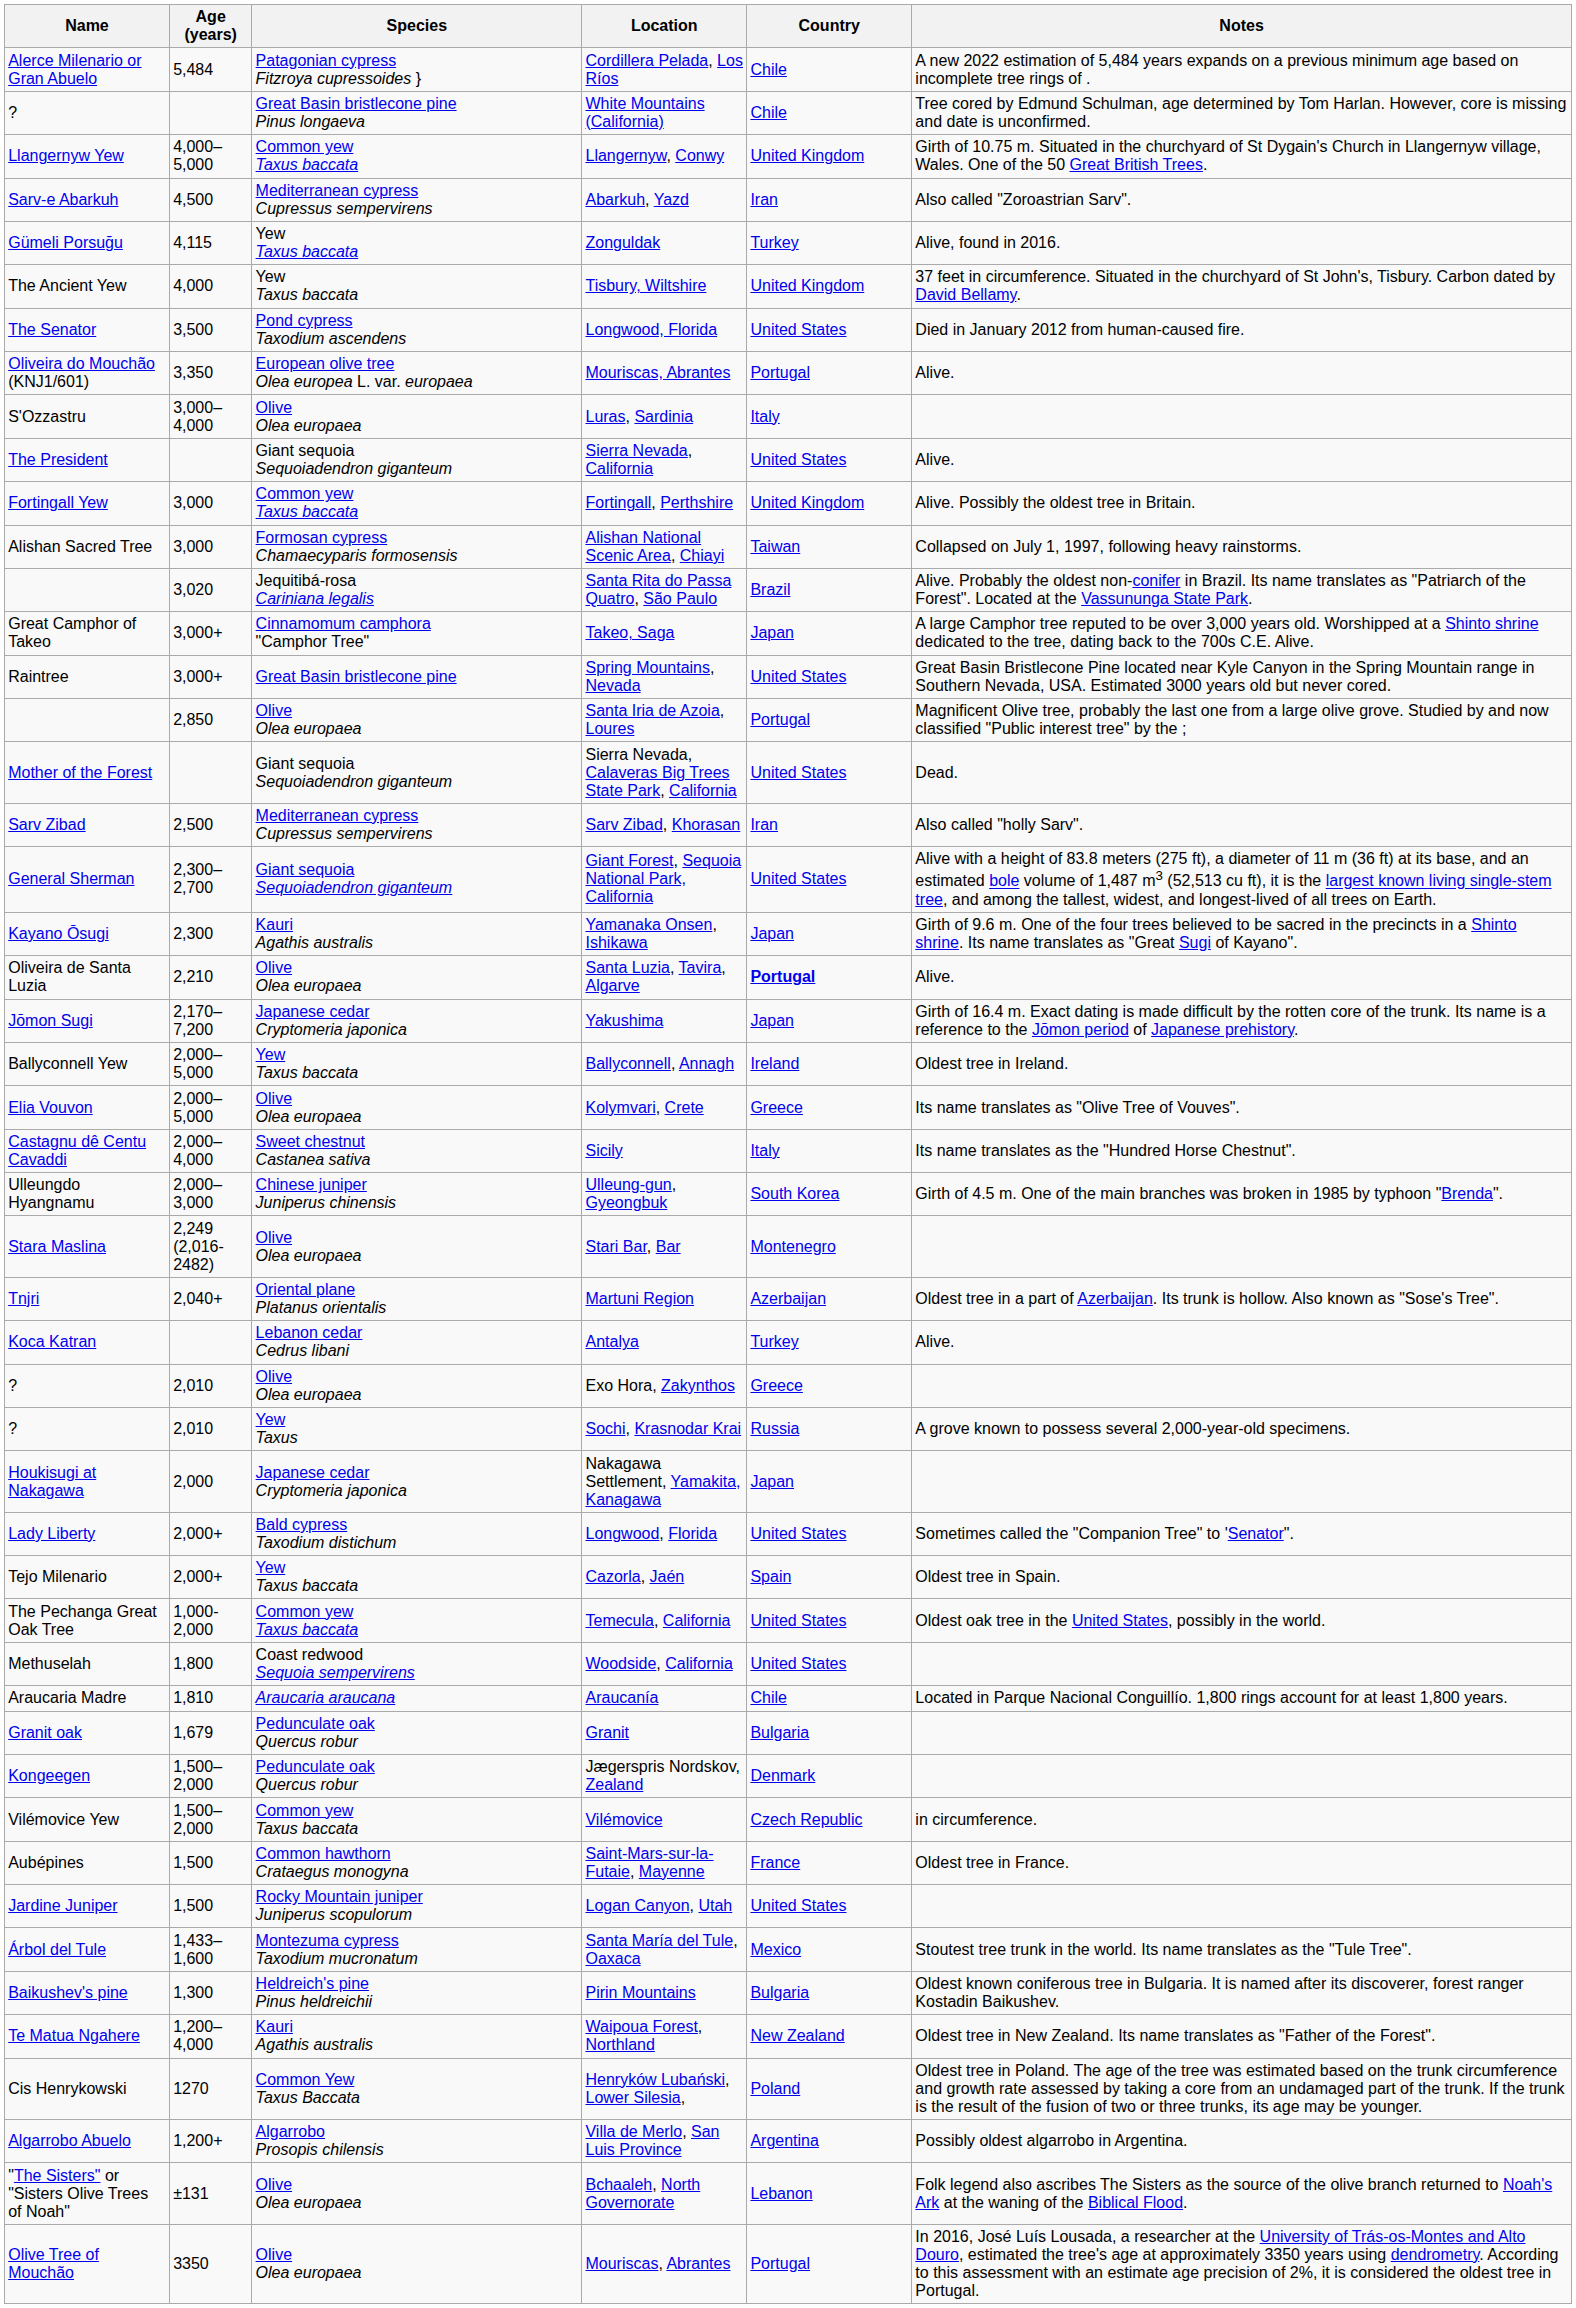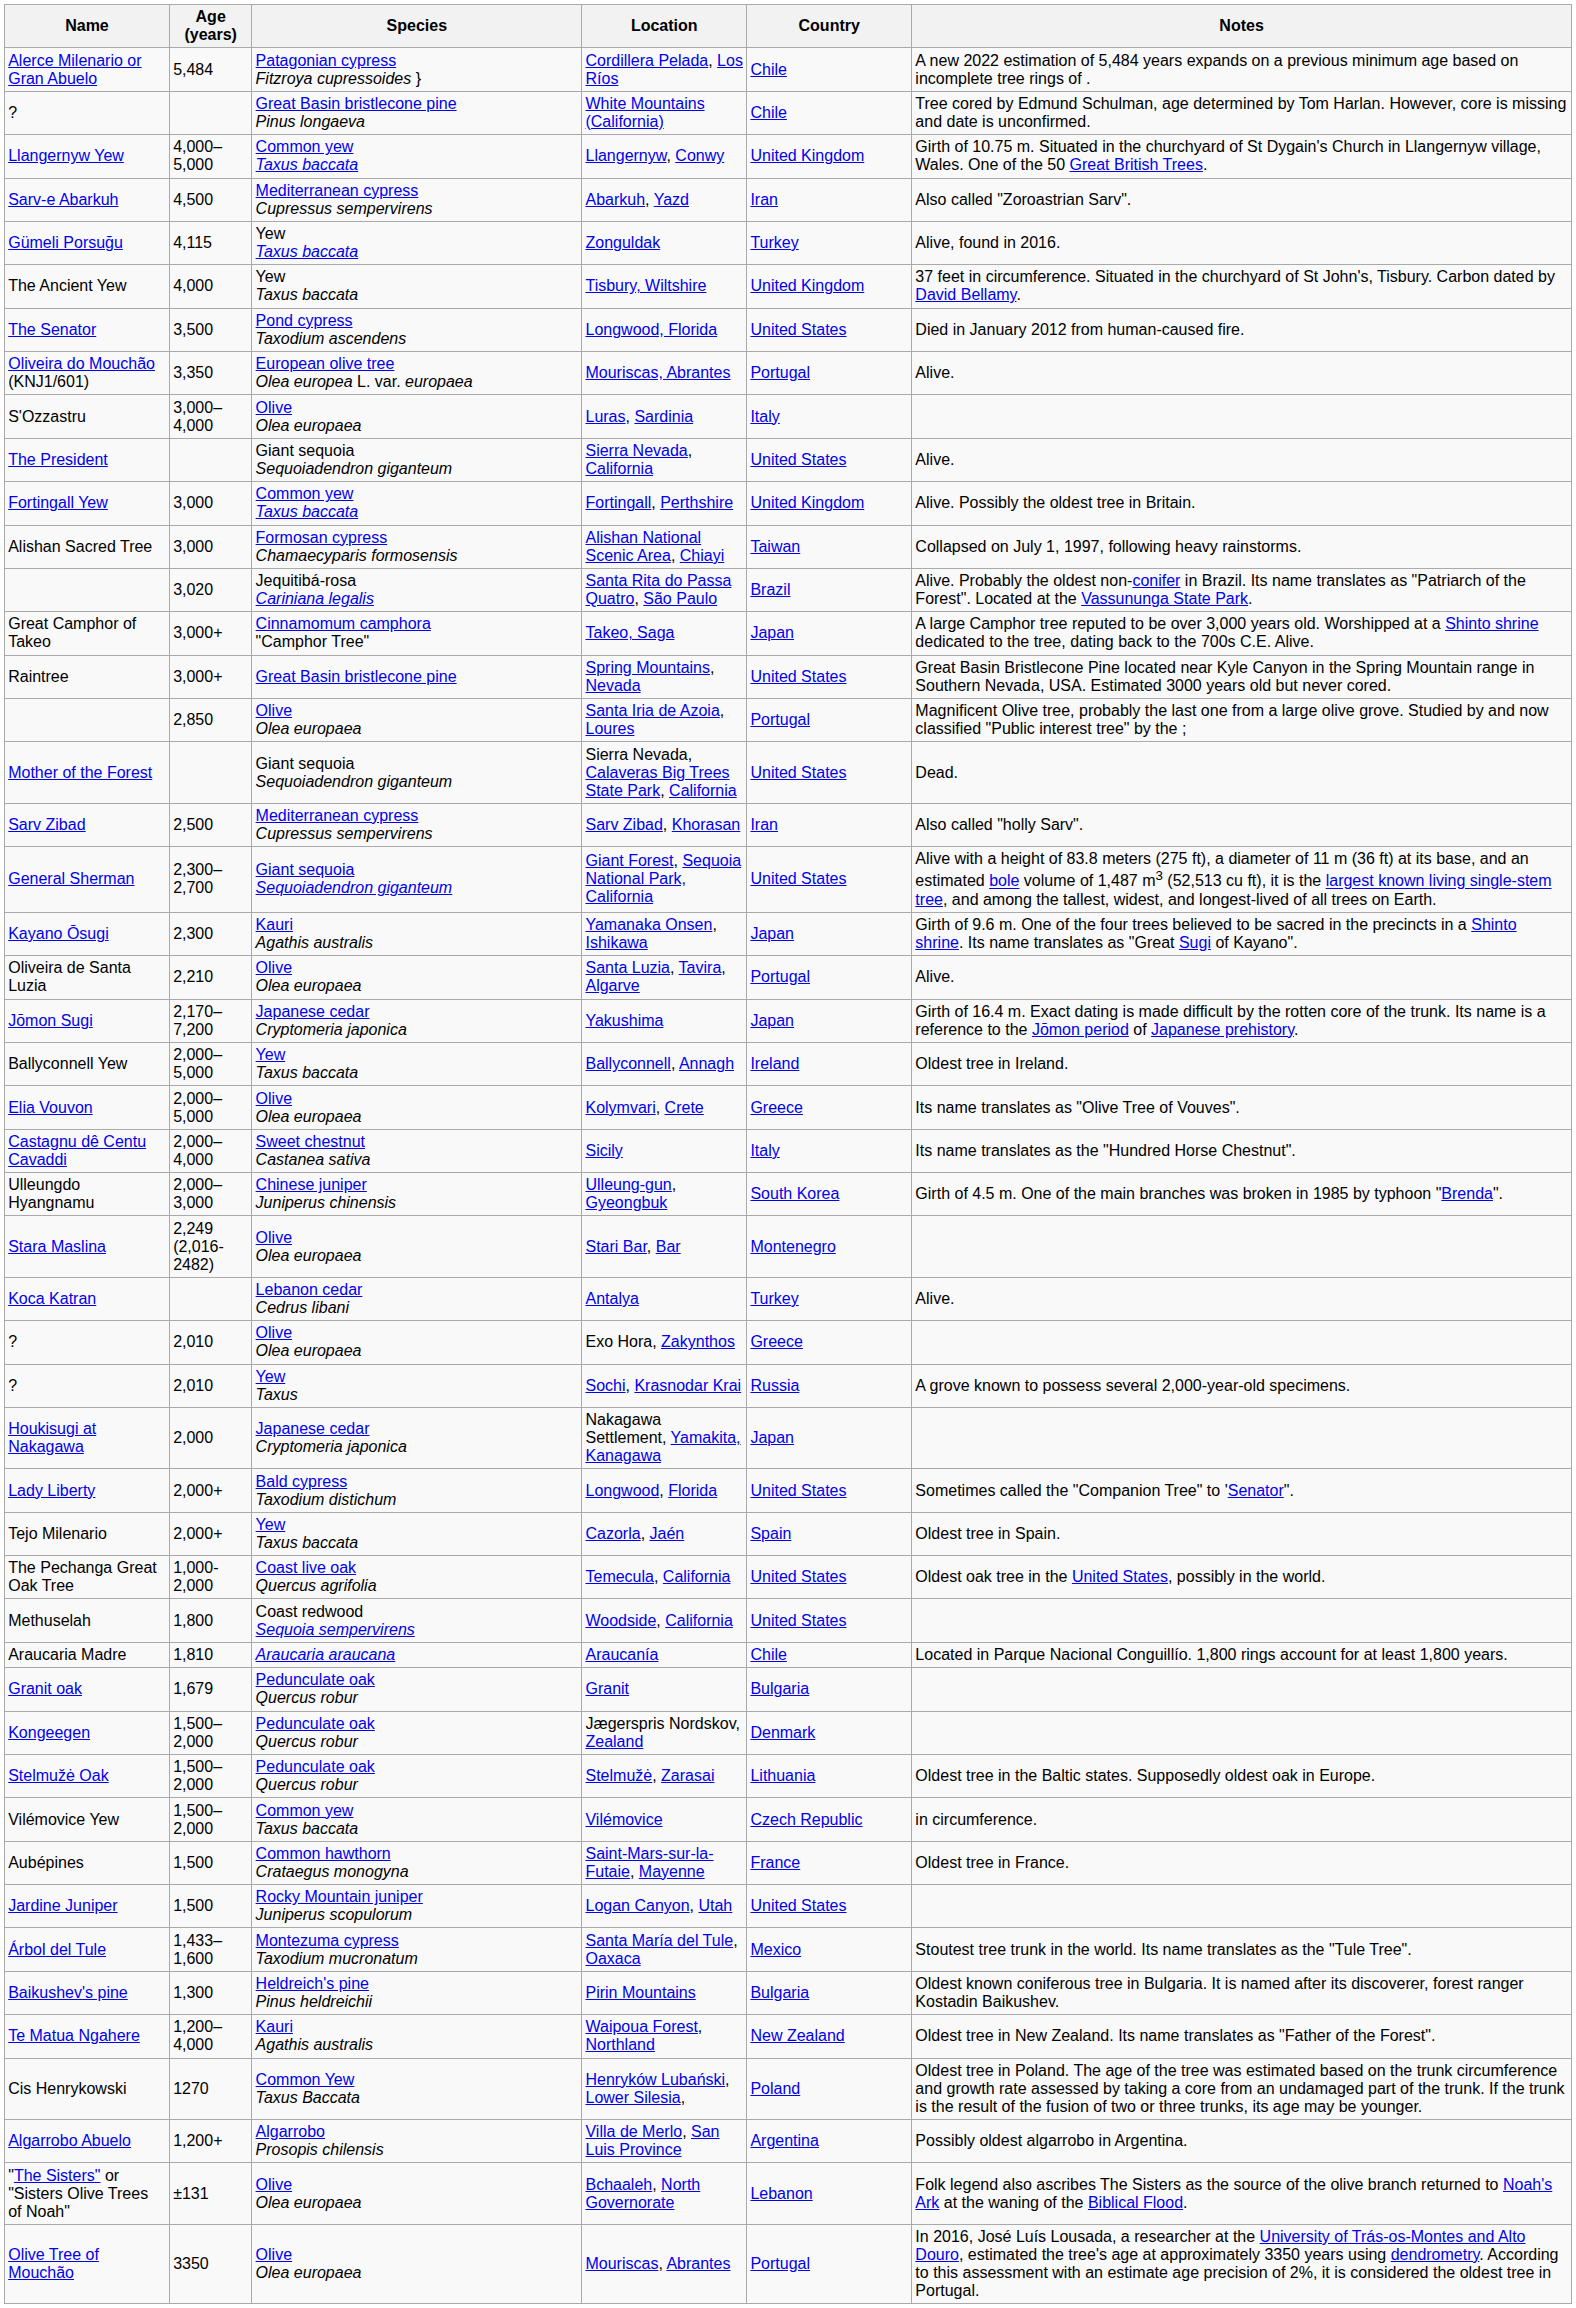(783, 977) bold -> (780, 977) normal
- row: (24, 1299)
(307, 1620) Common yew Taxus baccata -> (316, 1577) Coast live oak Quercus agrifolia
+ row: (58, 1776)
